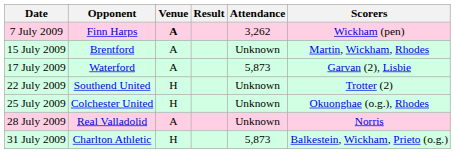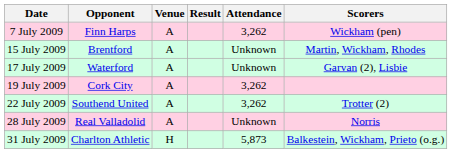(173, 31) bold -> (170, 31) normal
(258, 67) 5,873 -> (254, 67) Unknown
+ row: (36, 85)
(173, 85) H -> (170, 103) A
(258, 85) Unknown -> (254, 103) 3,262
- row: (36, 103)
